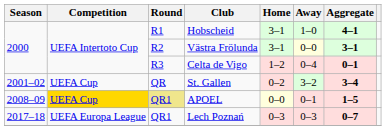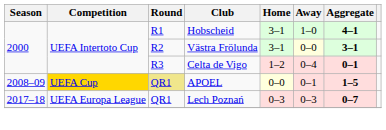- row: (209, 82)
